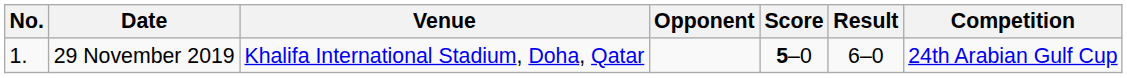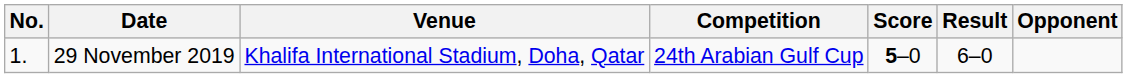columns swapped: (704, 21) <-> (1013, 21)
